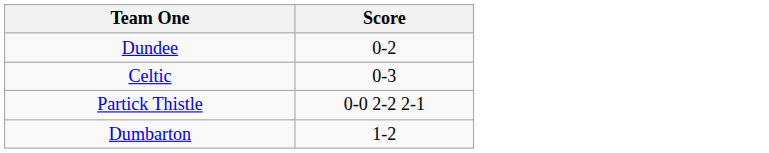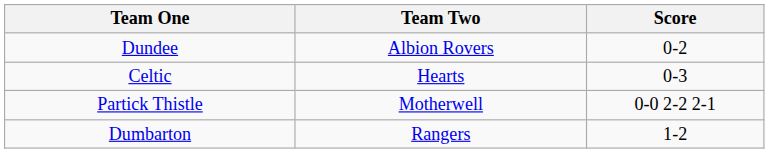+ column: (441, 18)
